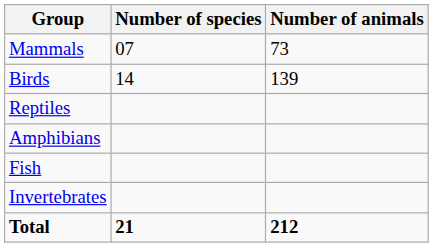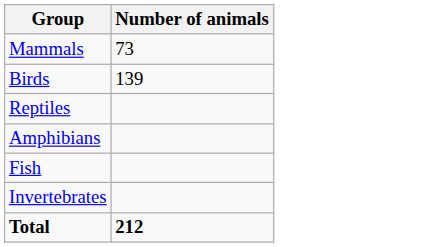- column: (188, 19)
